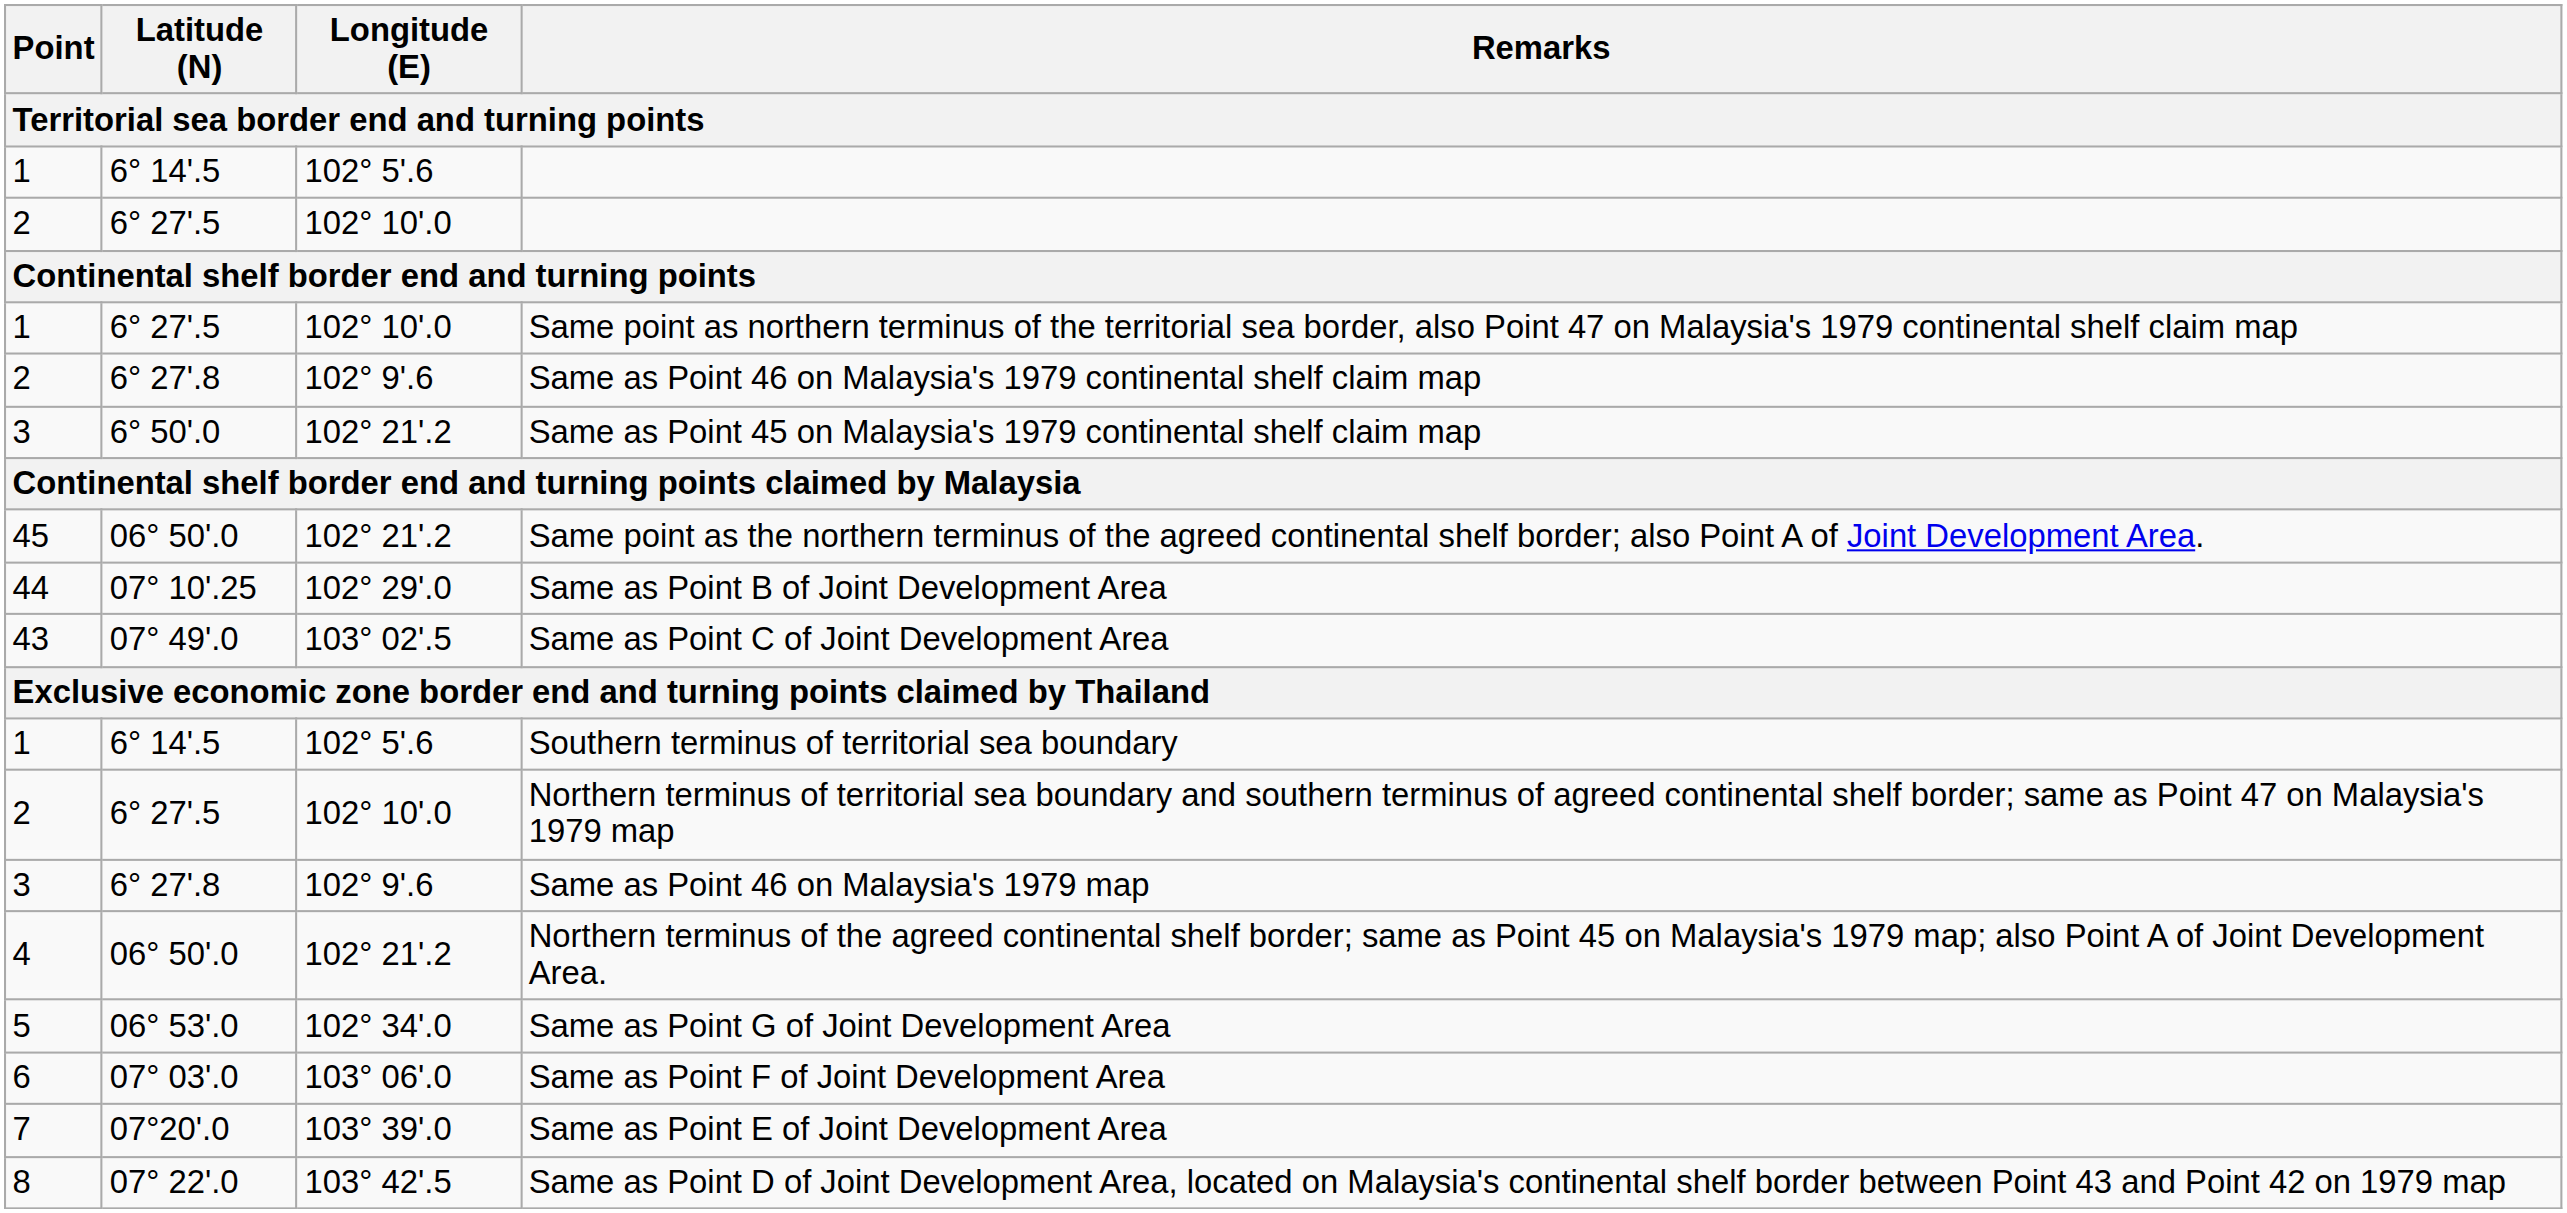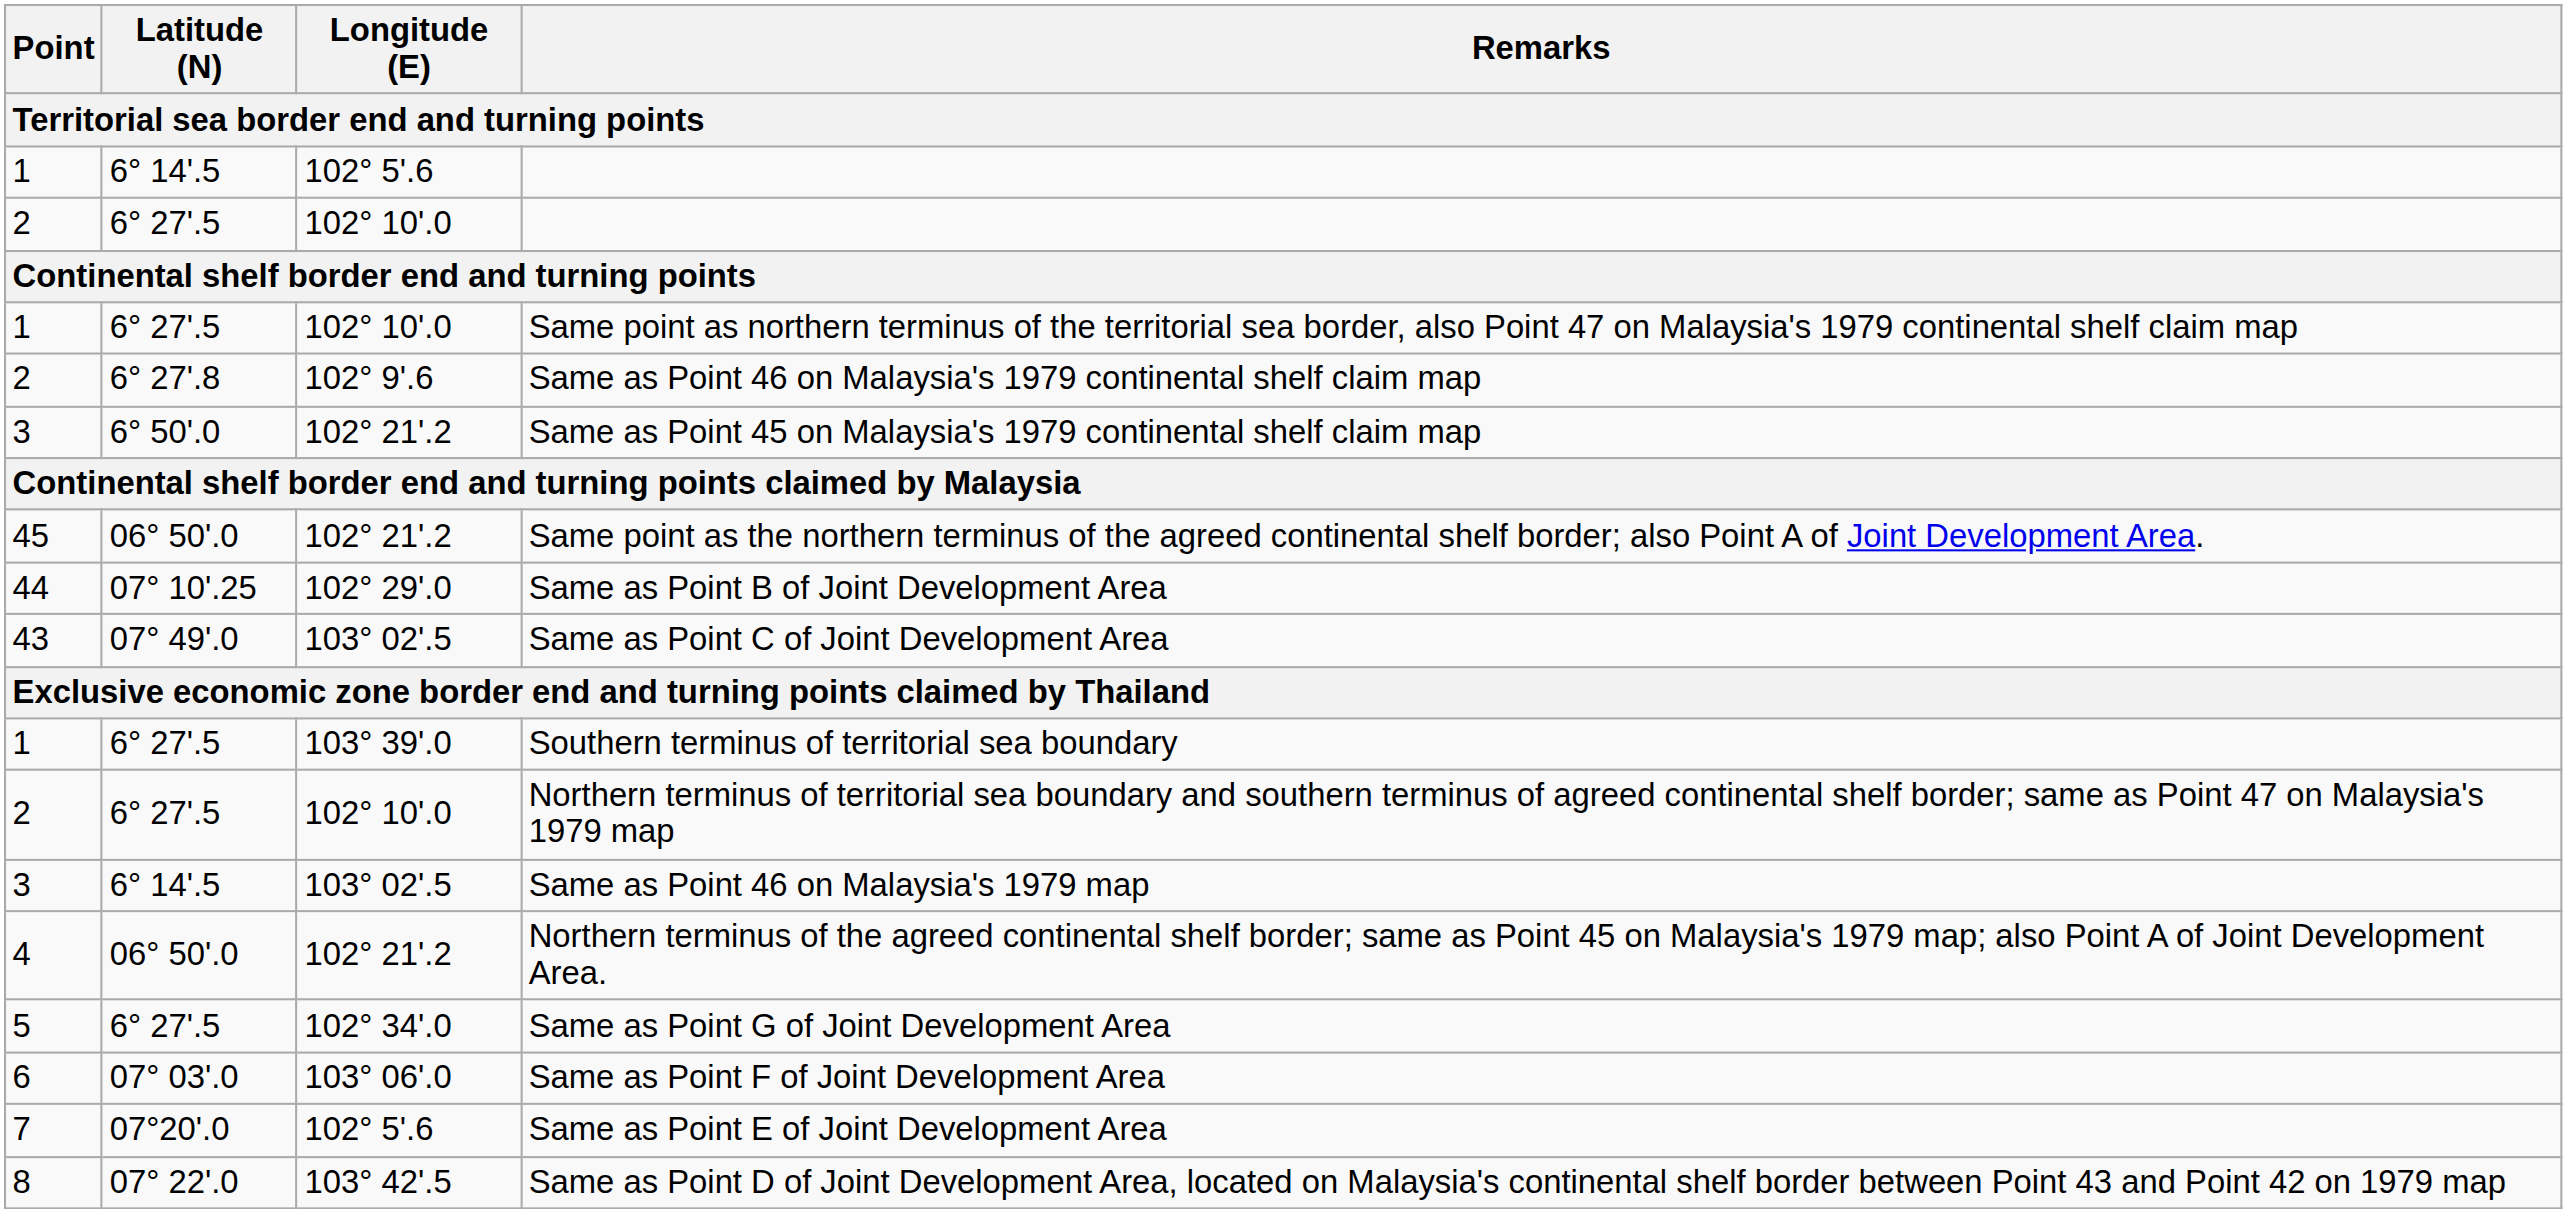(165, 743) 6° 14'.5 -> (165, 743) 6° 27'.5
(369, 743) 102° 5'.6 -> (378, 743) 103° 39'.0
(165, 884) 6° 27'.8 -> (165, 884) 6° 14'.5
(369, 884) 102° 9'.6 -> (378, 884) 103° 02'.5
(174, 1025) 06° 53'.0 -> (165, 1025) 6° 27'.5
(378, 1129) 103° 39'.0 -> (369, 1129) 102° 5'.6
